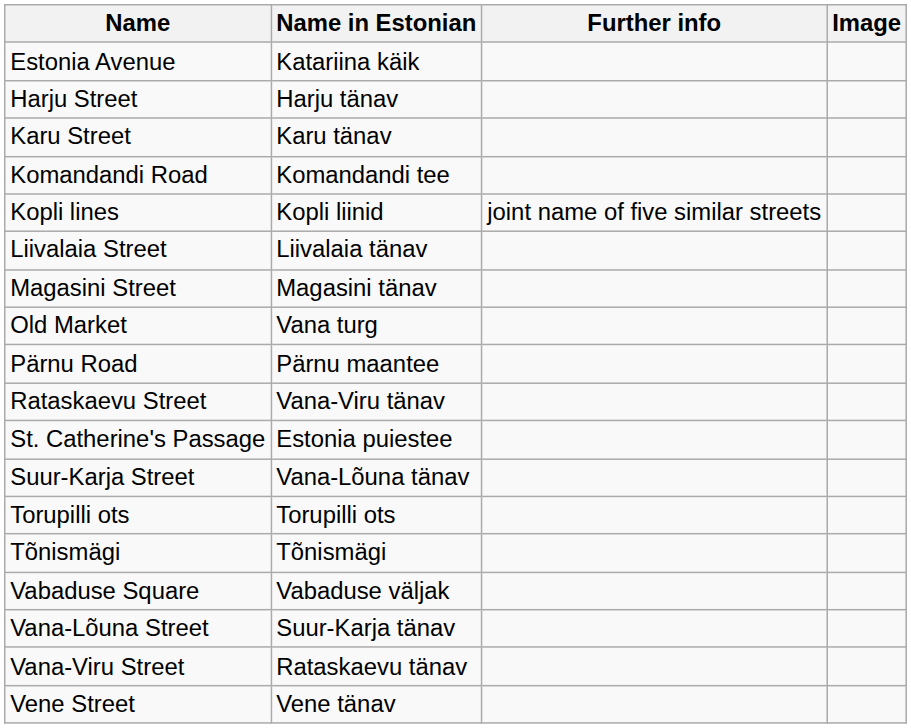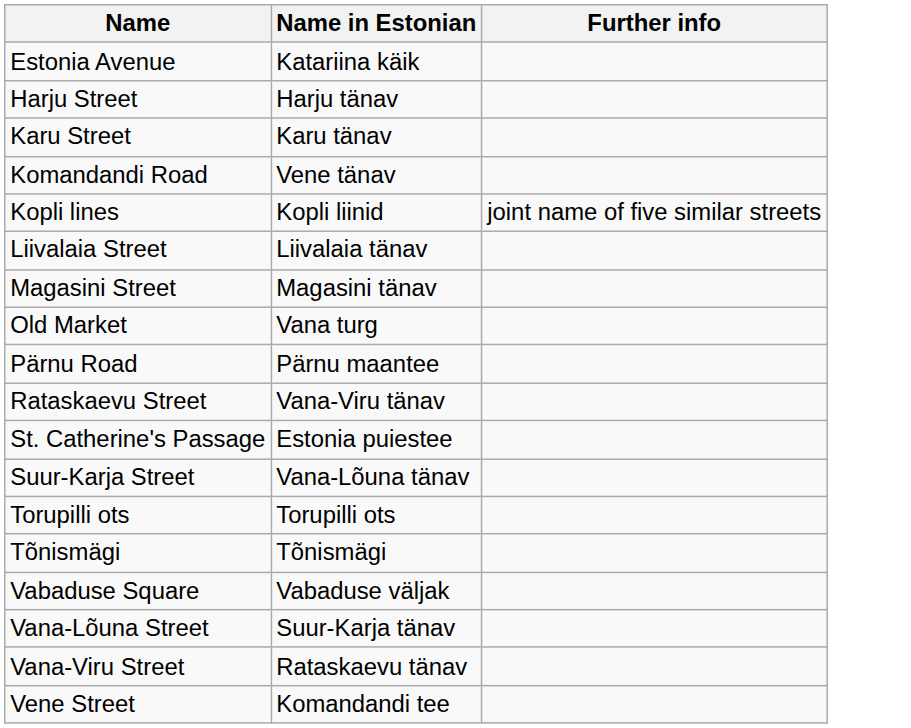- column: (867, 23)
(363, 174) Komandandi tee -> (336, 174) Vene tänav
(336, 703) Vene tänav -> (363, 703) Komandandi tee
